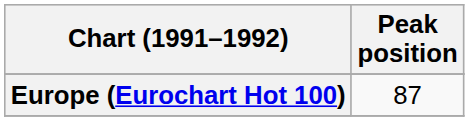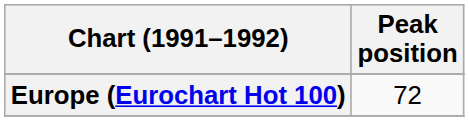(408, 94) 87 -> (408, 94) 72
